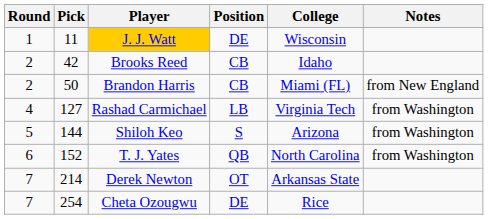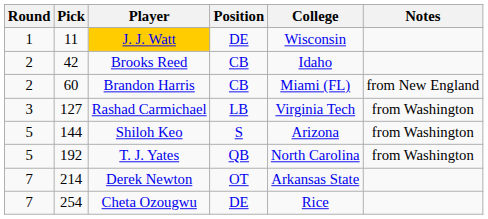(71, 86) 50 -> (71, 86) 60
(29, 109) 4 -> (29, 109) 3
(29, 156) 6 -> (29, 156) 5
(71, 156) 152 -> (71, 156) 192
